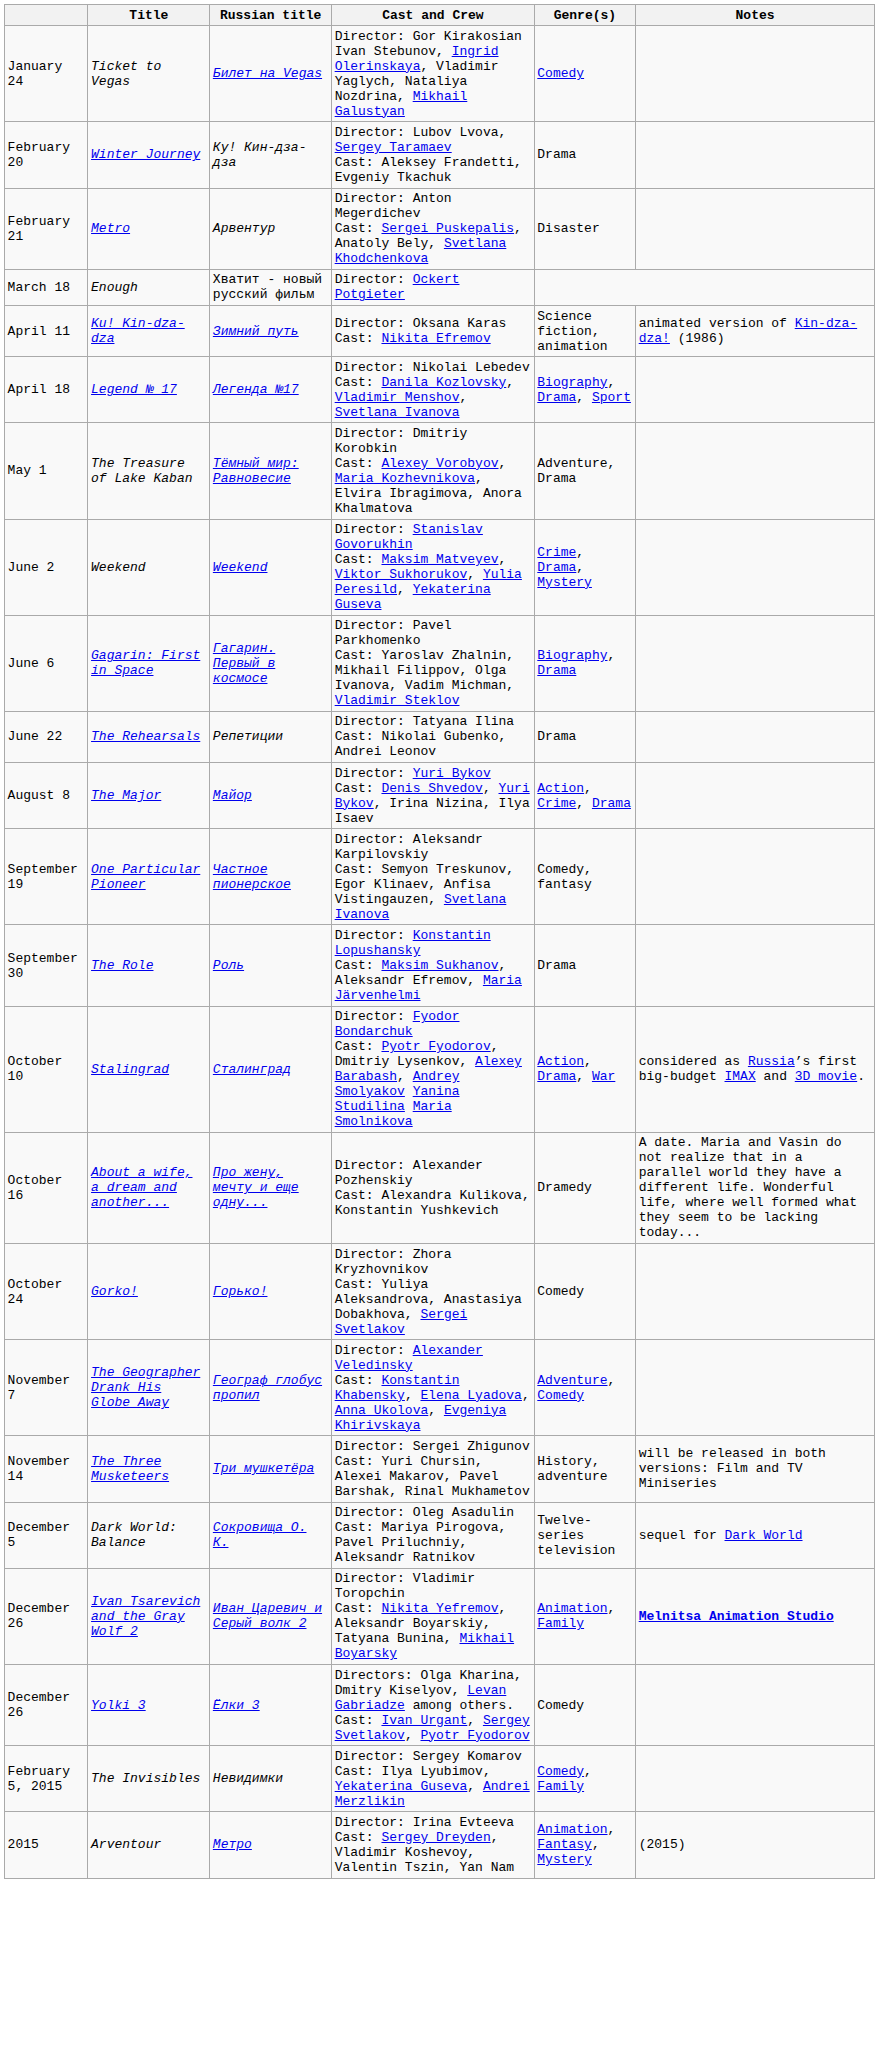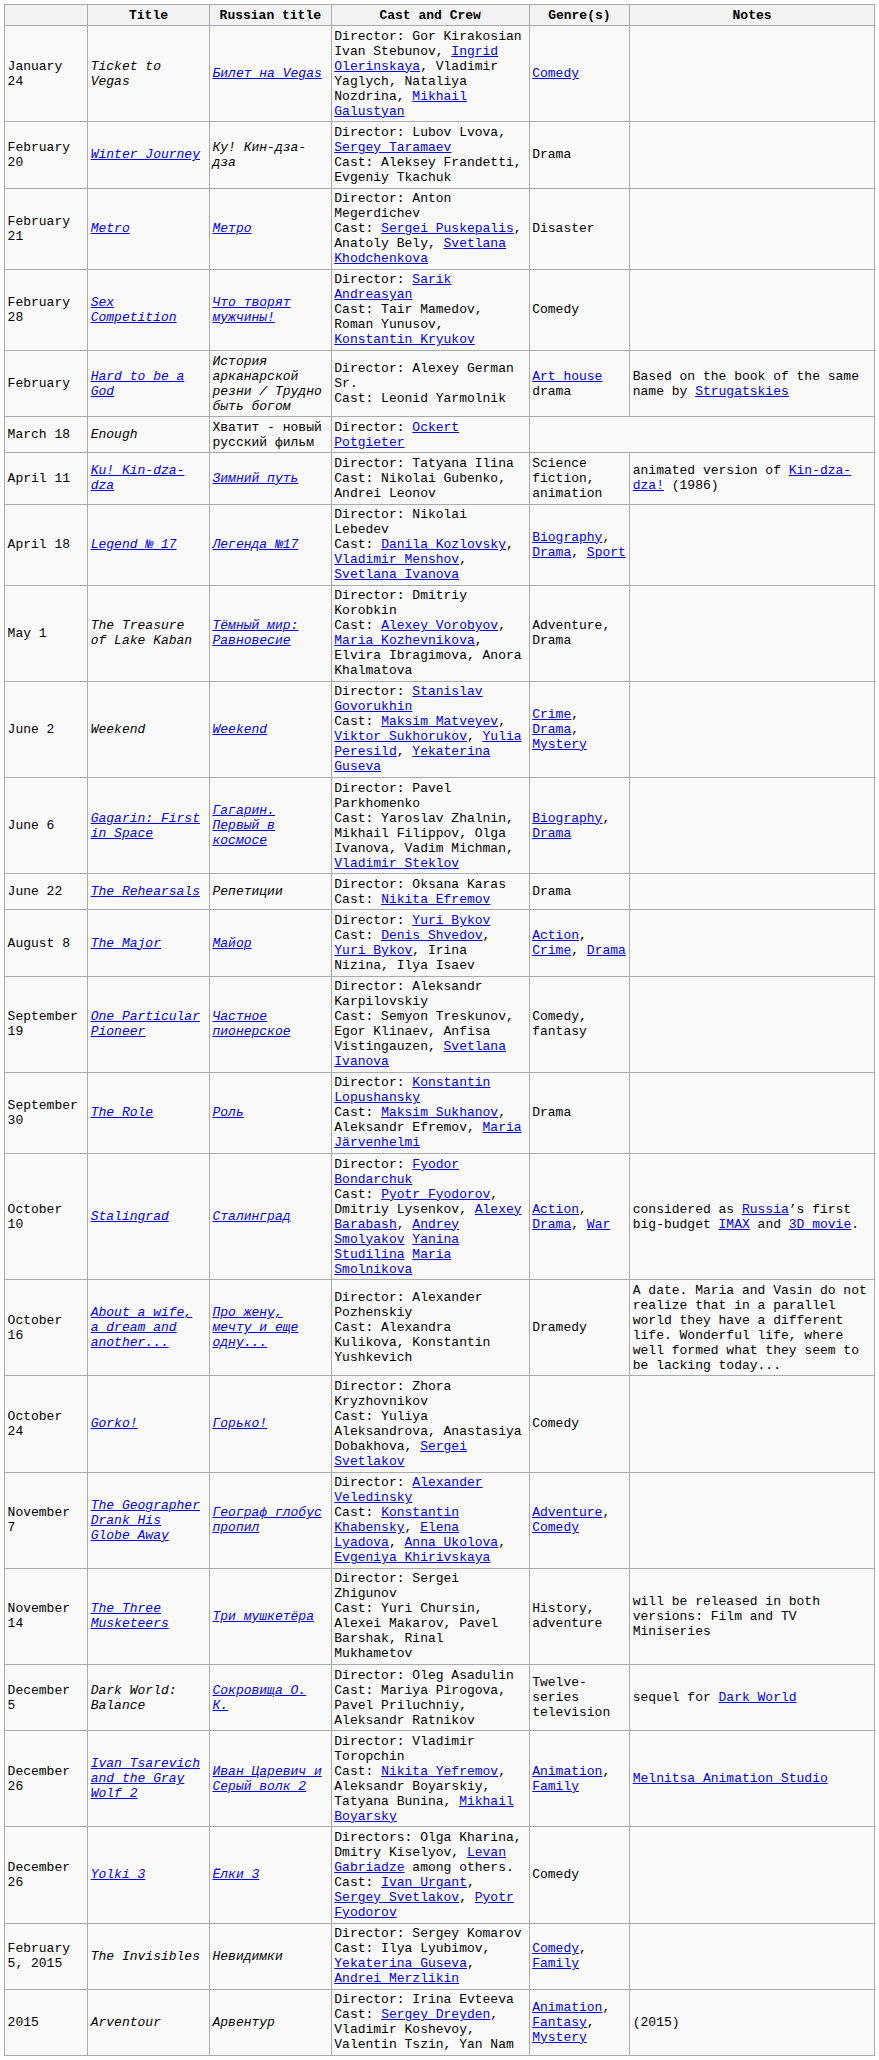(244, 229) Арвентур -> (232, 229) Метро
+ row: (134, 310)
+ row: (138, 384)
(420, 331) Director: Oksana Karas Cast: Nikita Efremov -> (424, 478) Director: Tatyana Ilina Cast: Nikolai Gubenko, Andrei Leonov
(424, 737) Director: Tatyana Ilina Cast: Nikolai Gubenko, Andrei Leonov -> (420, 892) Director: Oksana Karas Cast: Nikita Efremov
(736, 1616) bold -> (730, 1779) normal
(232, 1845) Метро -> (244, 2022) Арвентур
